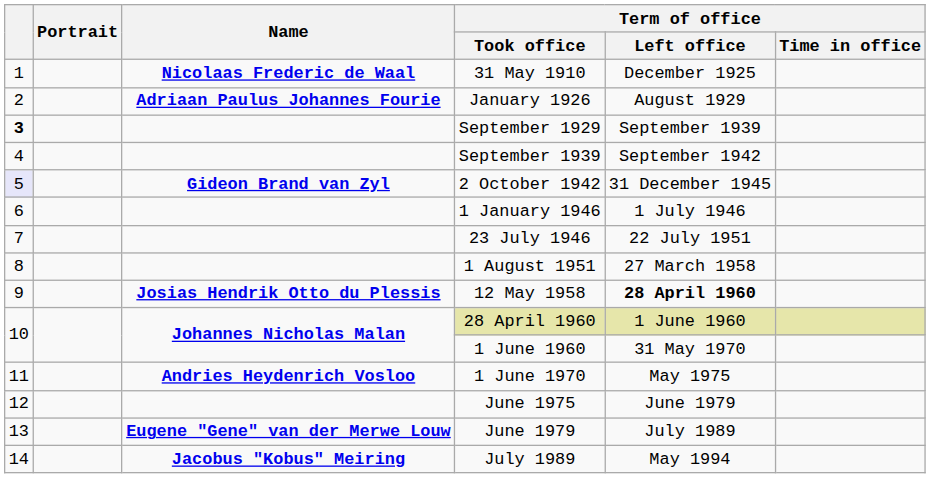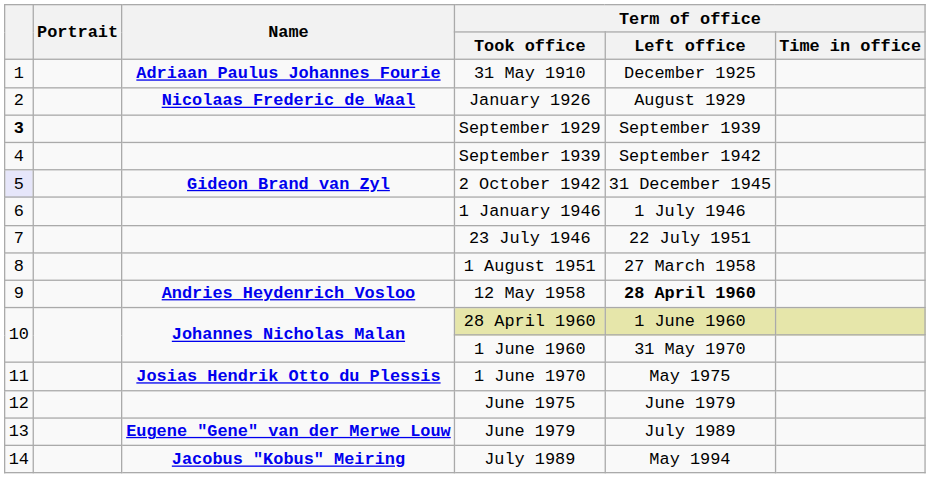(288, 74) Nicolaas Frederic de Waal -> (288, 74) Adriaan Paulus Johannes Fourie
(288, 101) Adriaan Paulus Johannes Fourie -> (288, 101) Nicolaas Frederic de Waal
(288, 294) Josias Hendrik Otto du Plessis -> (288, 294) Andries Heydenrich Vosloo
(288, 376) Andries Heydenrich Vosloo -> (288, 376) Josias Hendrik Otto du Plessis
